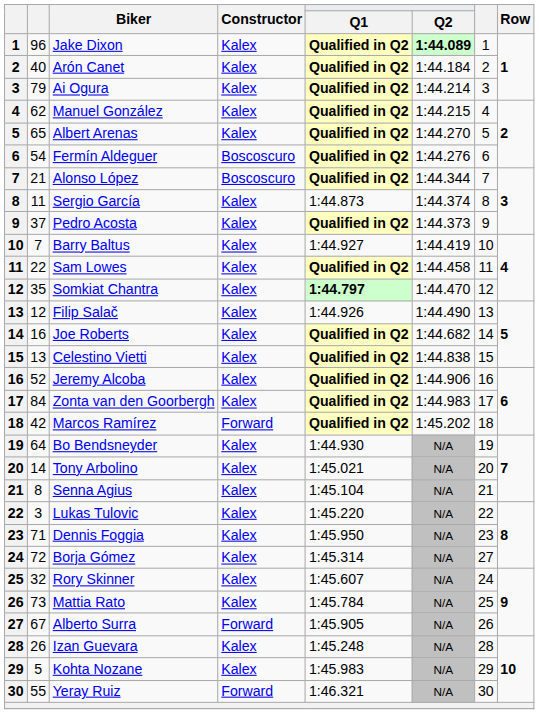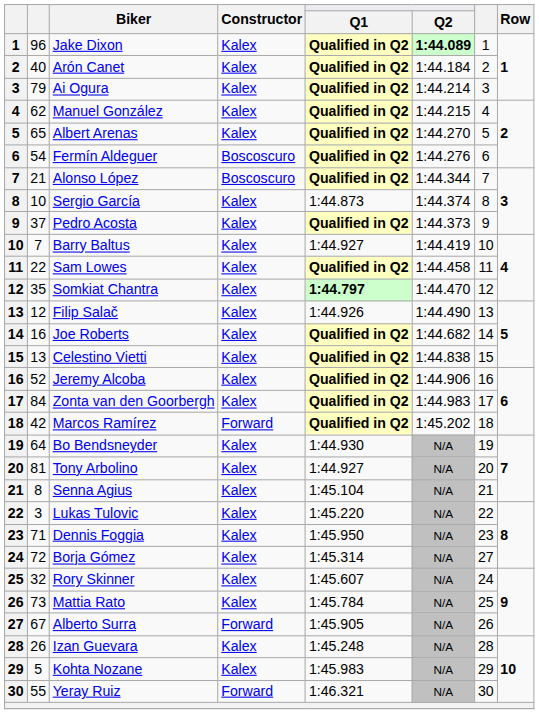(38, 200) 11 -> (38, 200) 10
(38, 468) 14 -> (38, 468) 81
(336, 468) 1:45.021 -> (336, 468) 1:44.927
